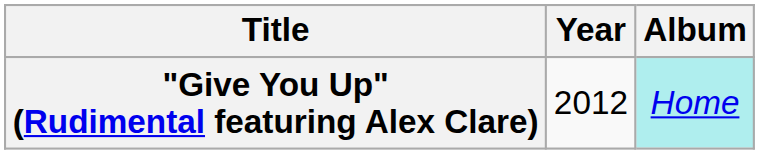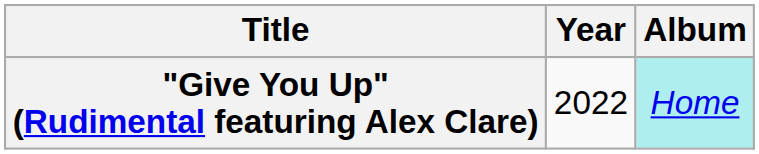(591, 102) 2012 -> (591, 102) 2022
